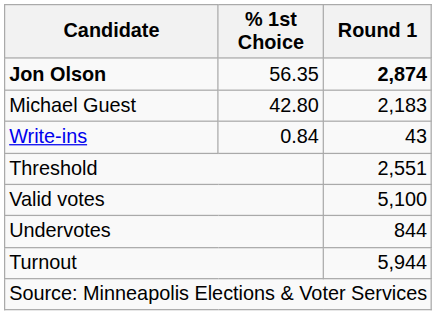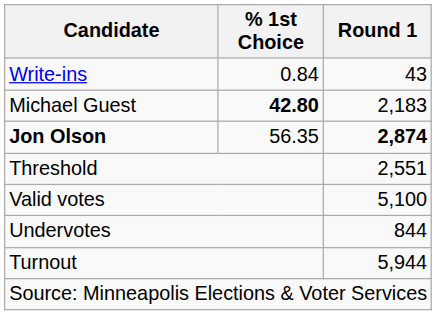rows swapped: (58, 74) <-> (48, 136)
(294, 105) normal -> (294, 105) bold
